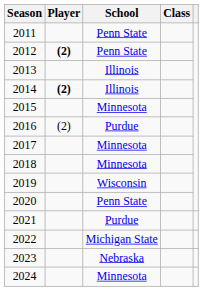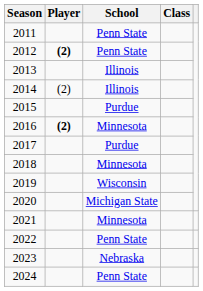(64, 88) bold -> (64, 88) normal
(122, 107) Minnesota -> (122, 107) Purdue
(64, 126) normal -> (64, 126) bold
(122, 126) Purdue -> (122, 126) Minnesota
(122, 145) Minnesota -> (122, 145) Purdue
(122, 201) Penn State -> (122, 201) Michigan State
(122, 220) Purdue -> (122, 220) Minnesota
(122, 239) Michigan State -> (122, 239) Penn State
(122, 276) Minnesota -> (122, 276) Penn State
